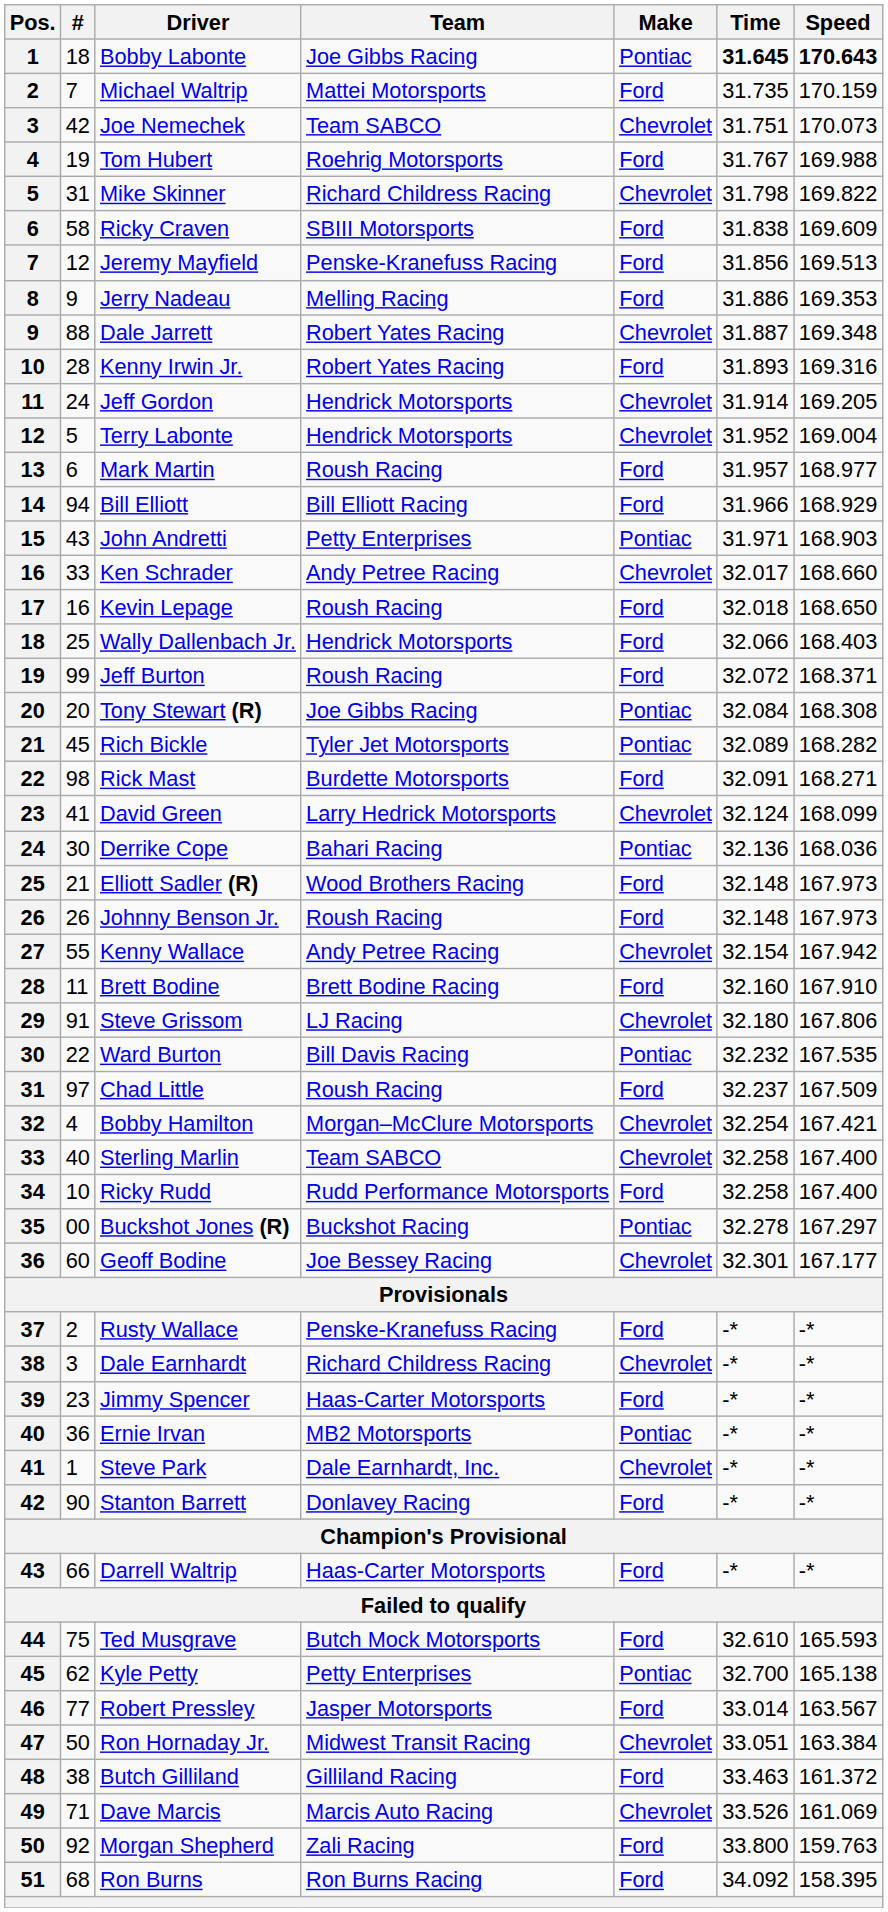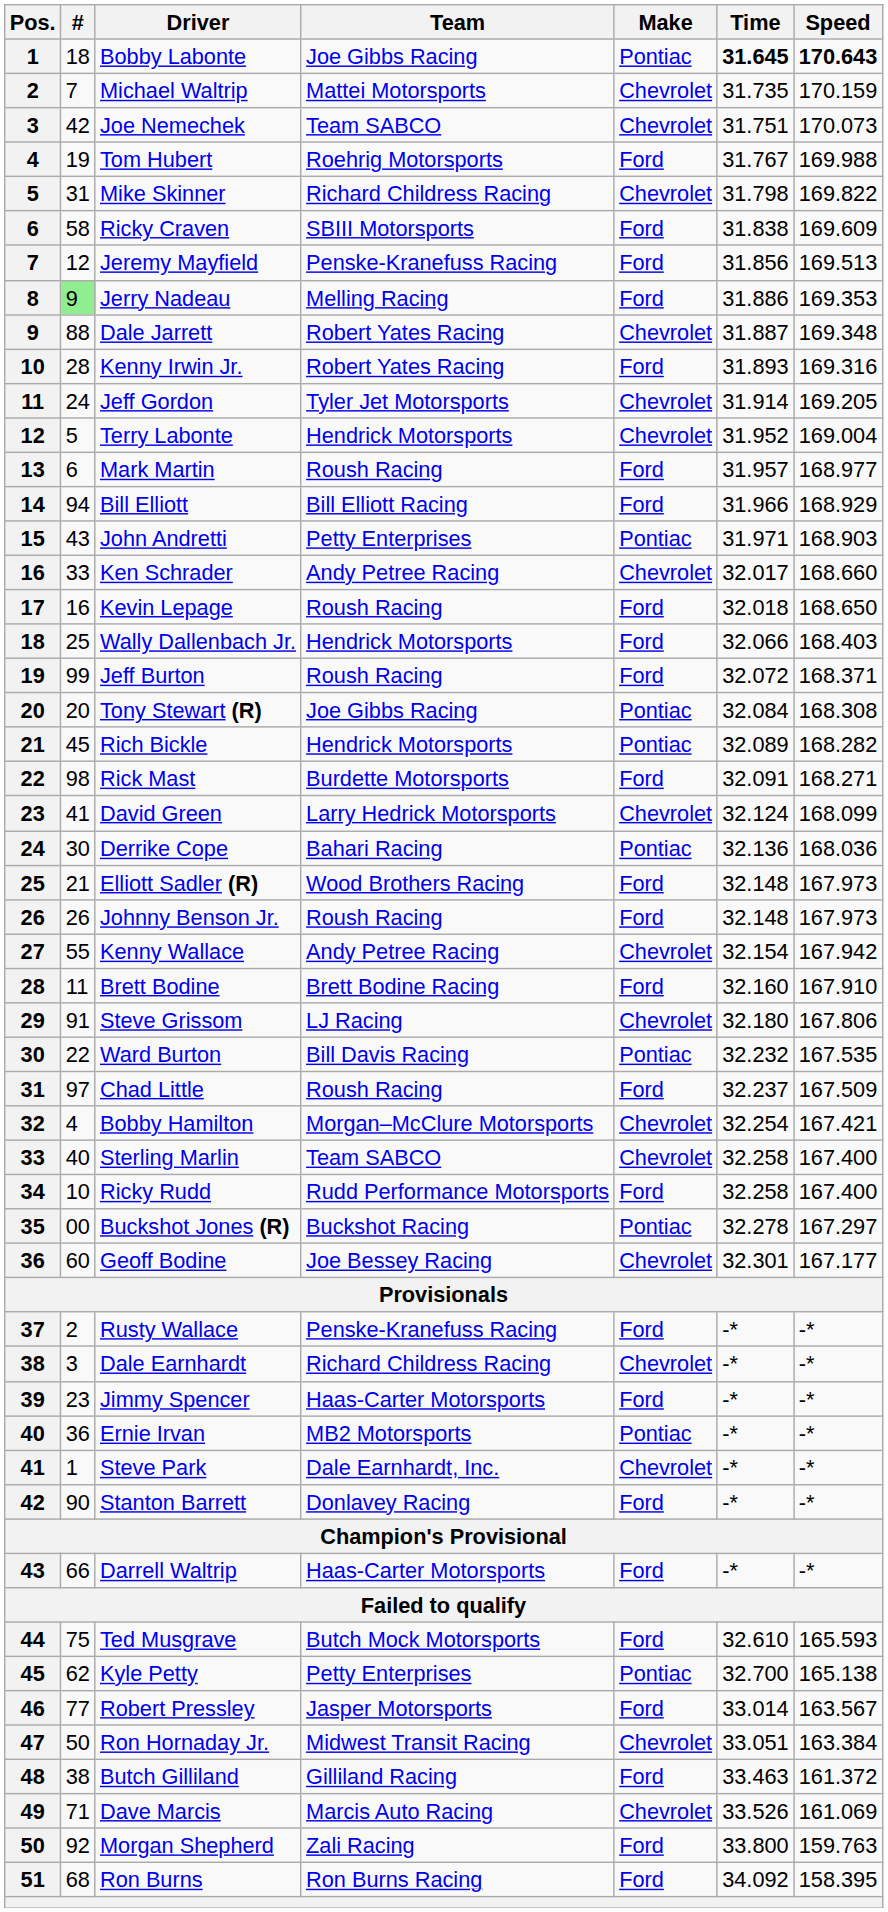(641, 91) Ford -> (666, 91) Chevrolet
(72, 297) no background -> (72, 297) lightgreen background
(409, 401) Hendrick Motorsports -> (407, 401) Tyler Jet Motorsports
(407, 745) Tyler Jet Motorsports -> (409, 745) Hendrick Motorsports
